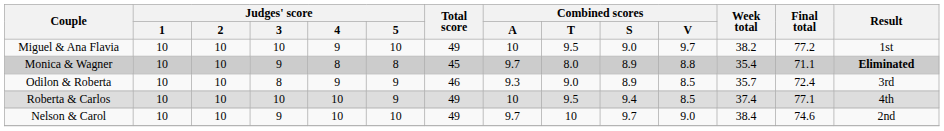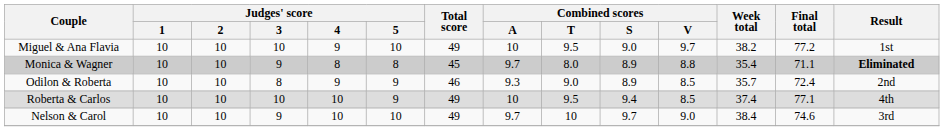(886, 82) 3rd -> (886, 82) 2nd
(886, 116) 2nd -> (886, 116) 3rd
